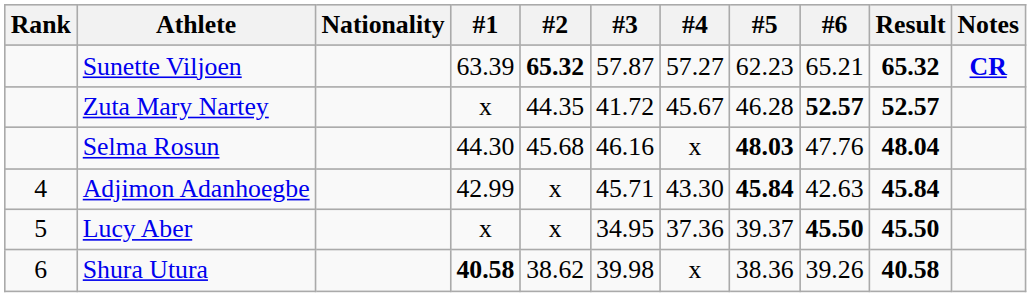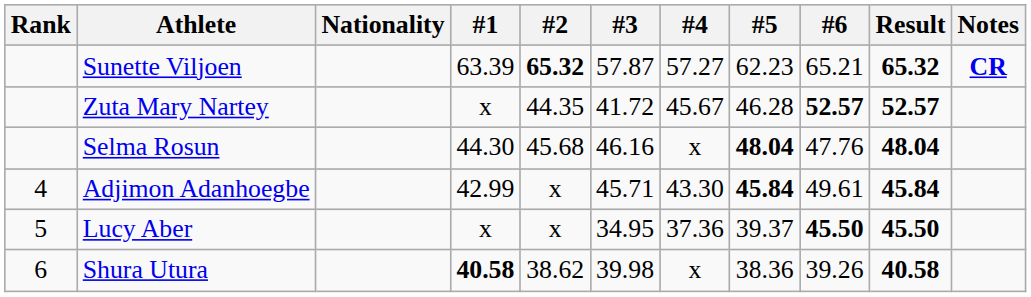(765, 147) 48.03 -> (765, 147) 48.04
(835, 188) 42.63 -> (835, 188) 49.61
